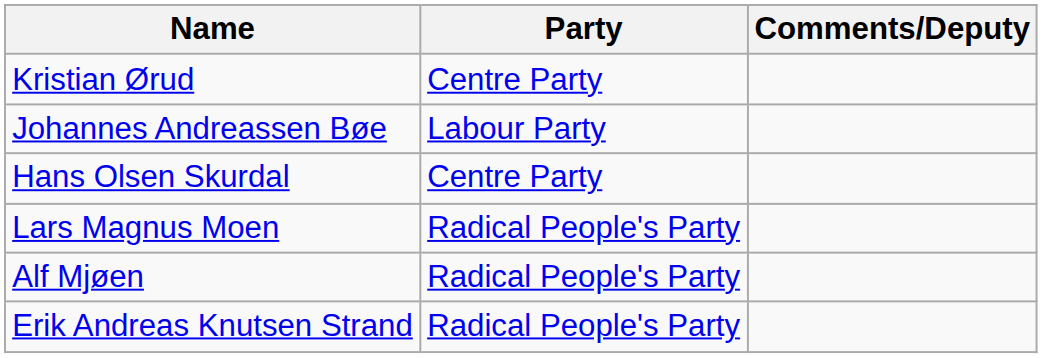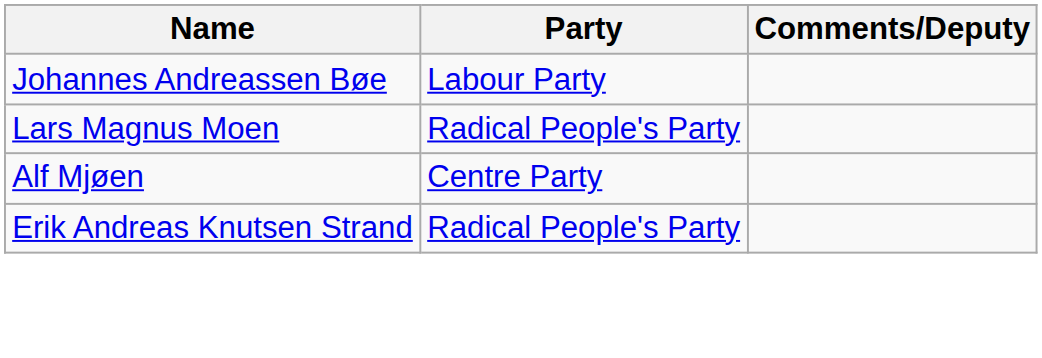- row: (103, 78)
- row: (151, 177)
(584, 276) Radical People's Party -> (515, 177) Centre Party
